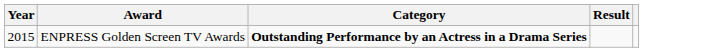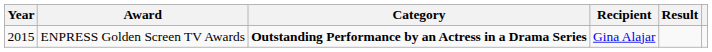+ column: (624, 15)
